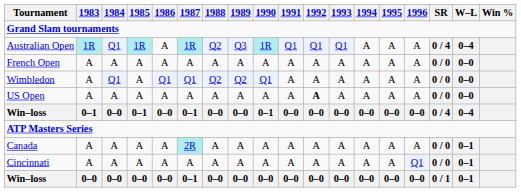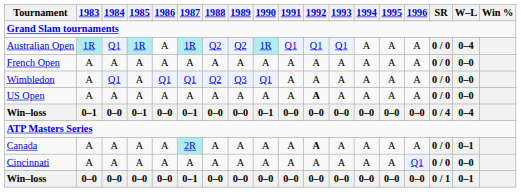(240, 45) Q3 -> (240, 45) Q2
(441, 45) 0 / 4 -> (441, 45) 0 / 0
(240, 78) Q2 -> (240, 78) Q3
(316, 145) normal -> (316, 145) bold
(466, 161) 0–1 -> (466, 161) 0–0
